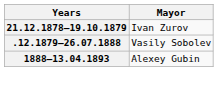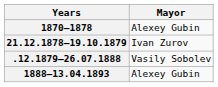+ row: (67, 28)
